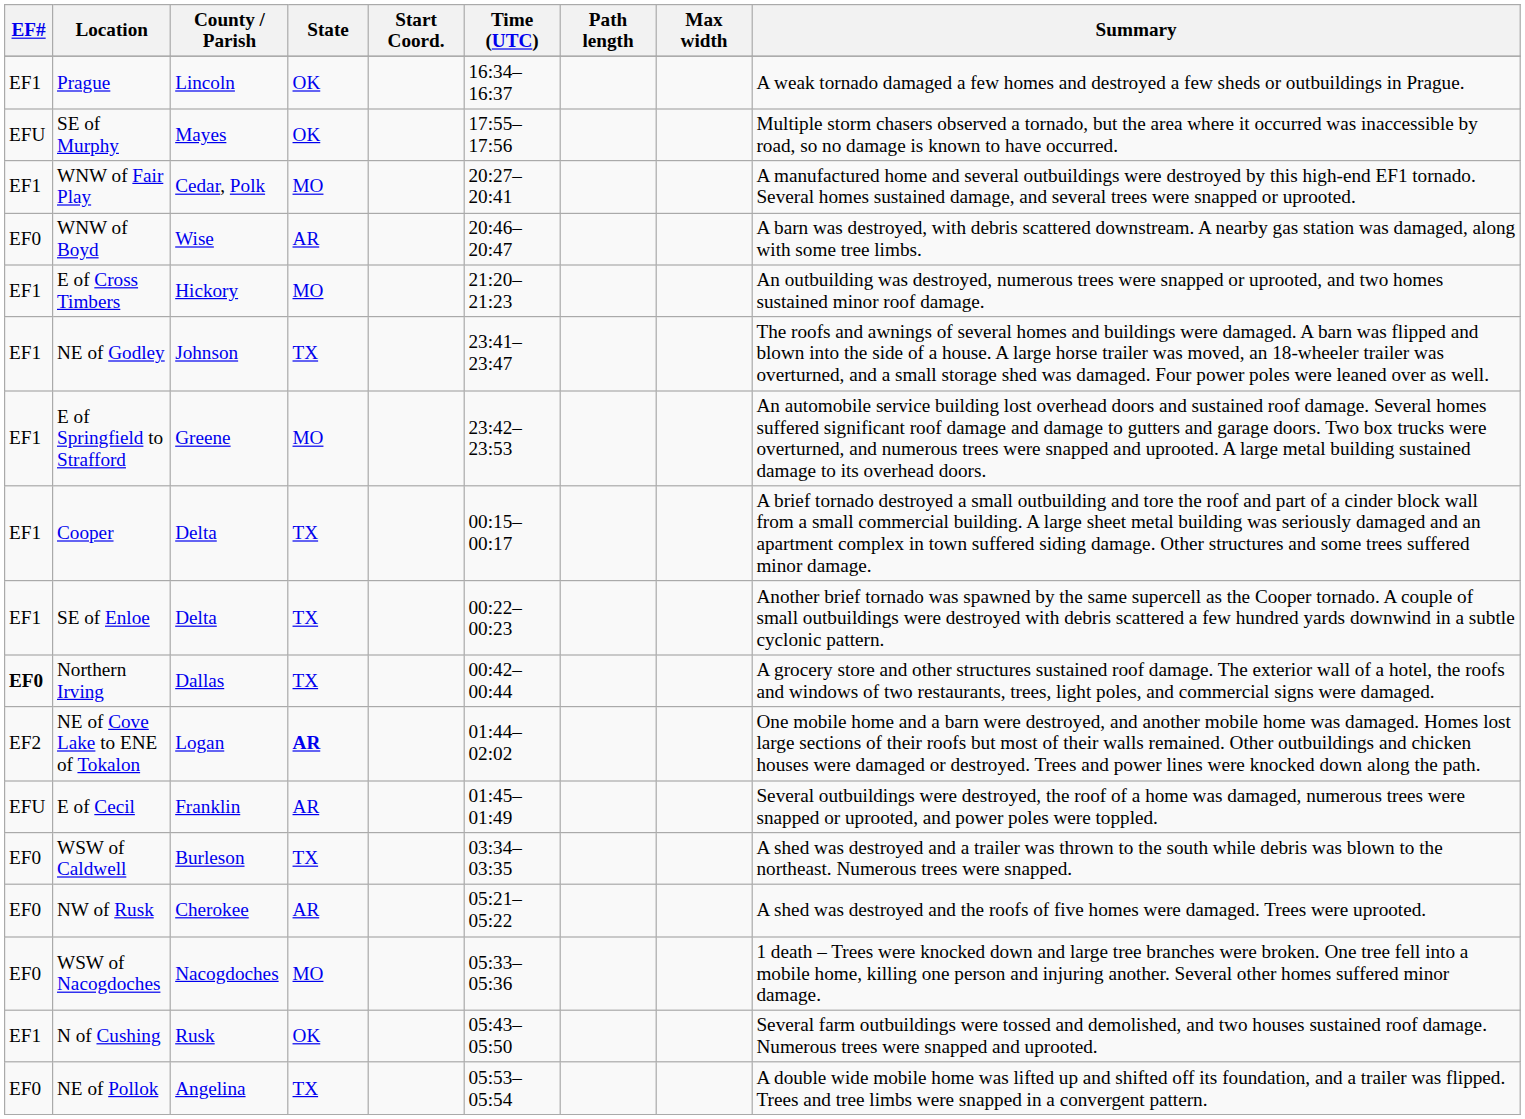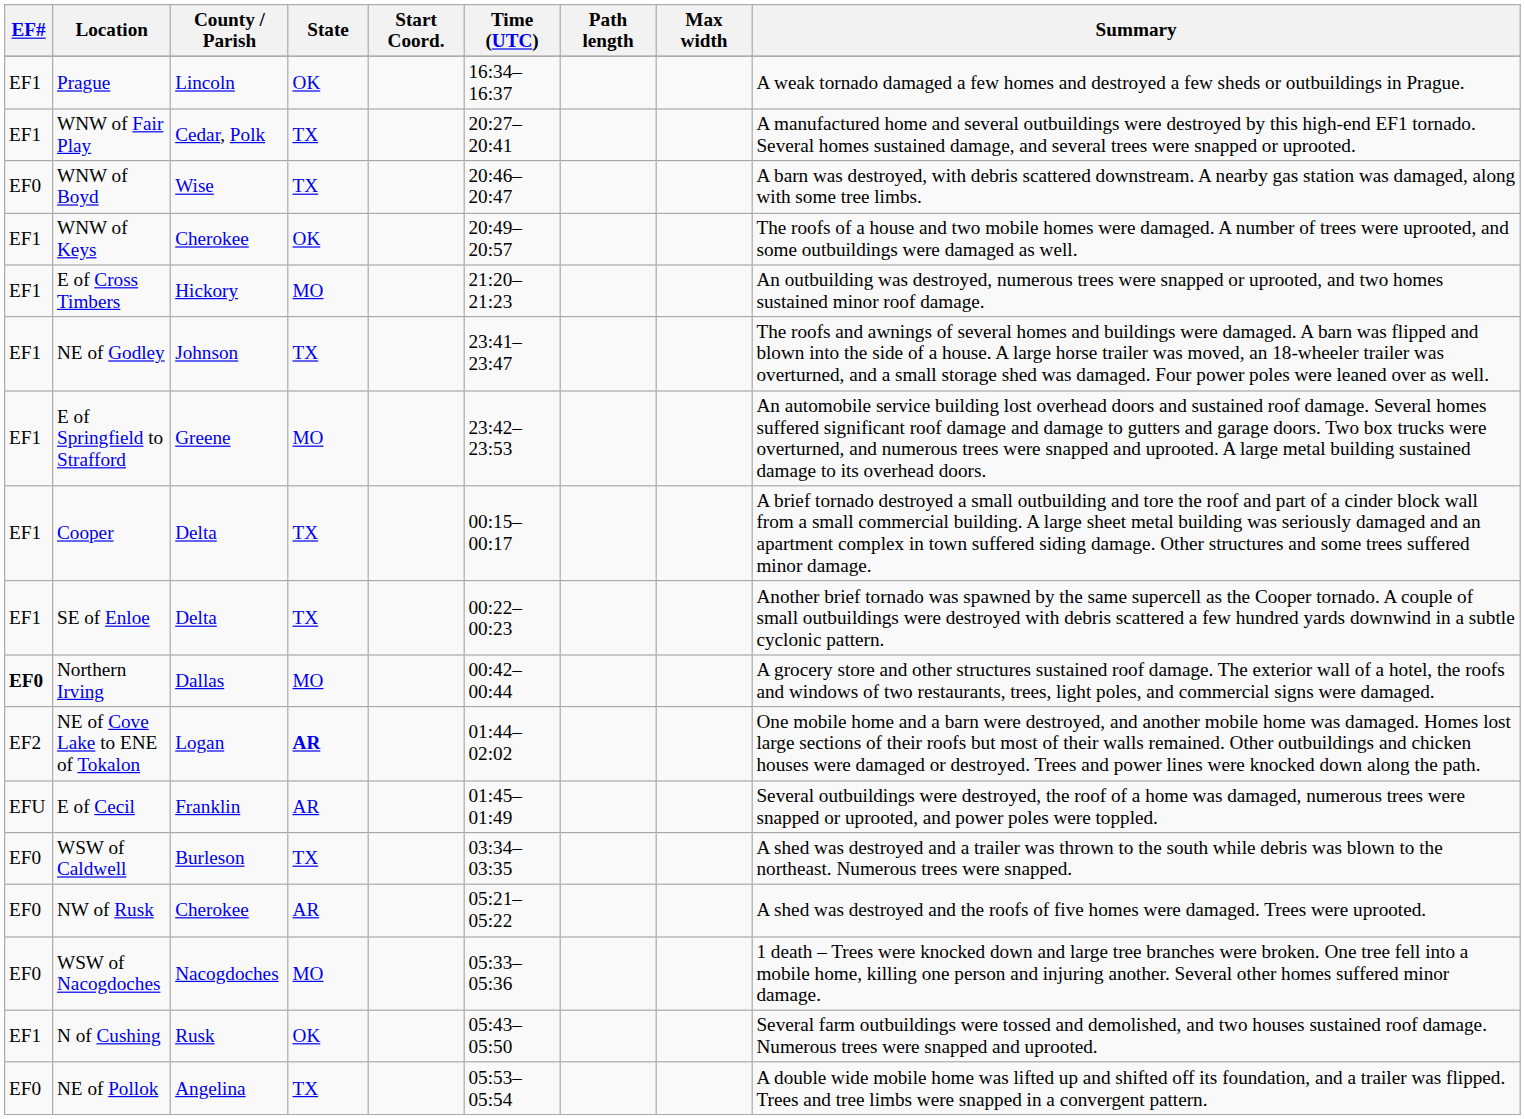- row: (88, 134)
(308, 186) MO -> (305, 134) TX
(306, 238) AR -> (305, 186) TX
+ row: (92, 238)
(305, 680) TX -> (308, 680) MO
